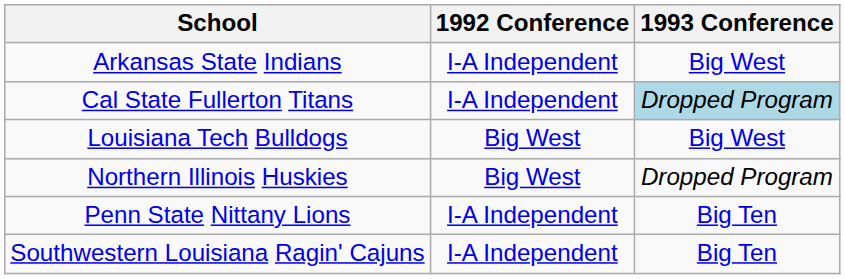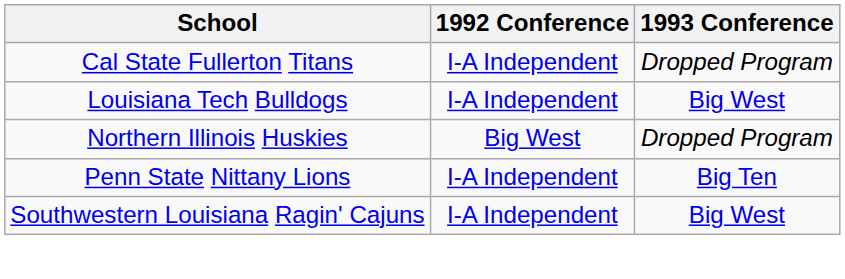- row: (217, 61)
(737, 100) lightblue background -> (737, 61) no background
(532, 138) Big West -> (532, 100) I-A Independent
(737, 253) Big Ten -> (737, 215) Big West
